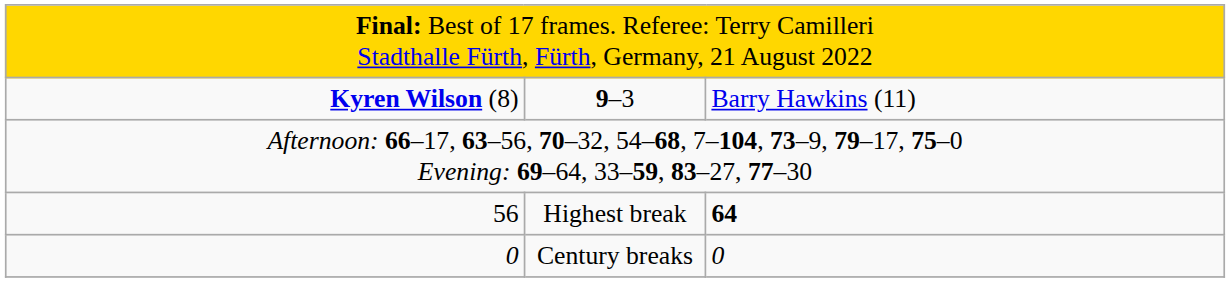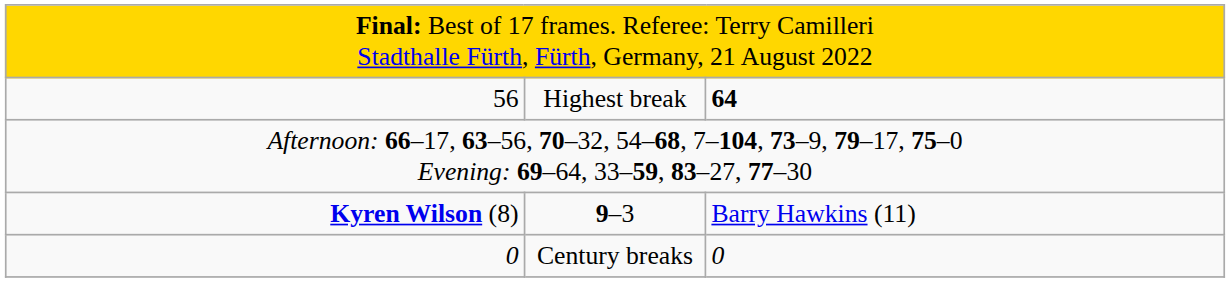rows swapped: (424, 98) <-> (506, 213)
